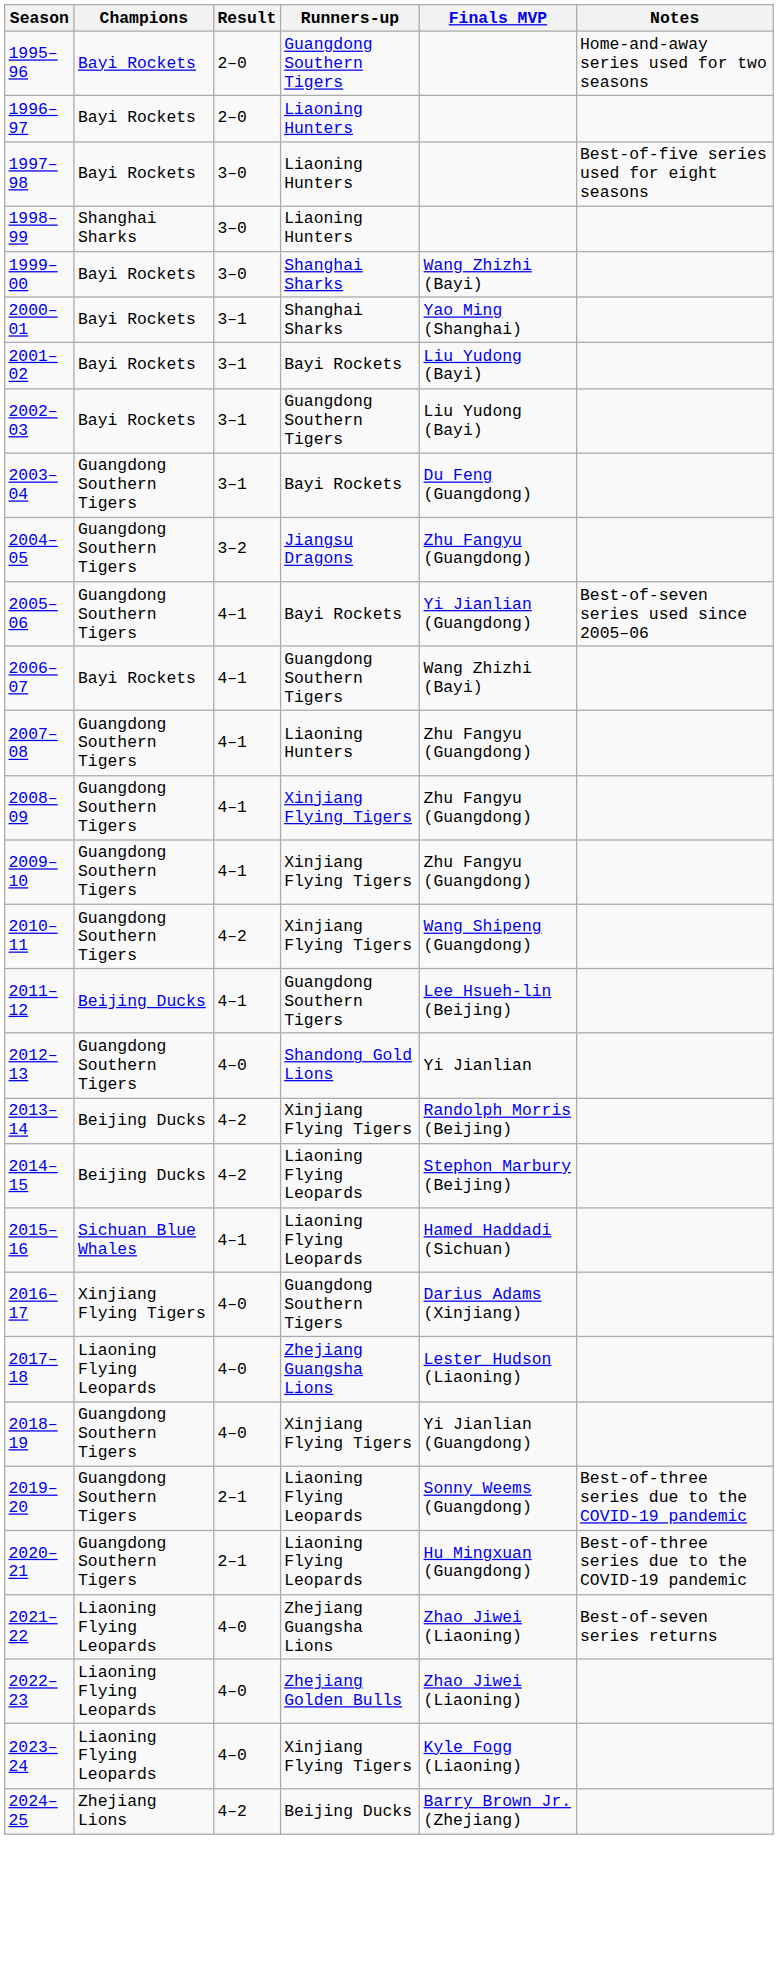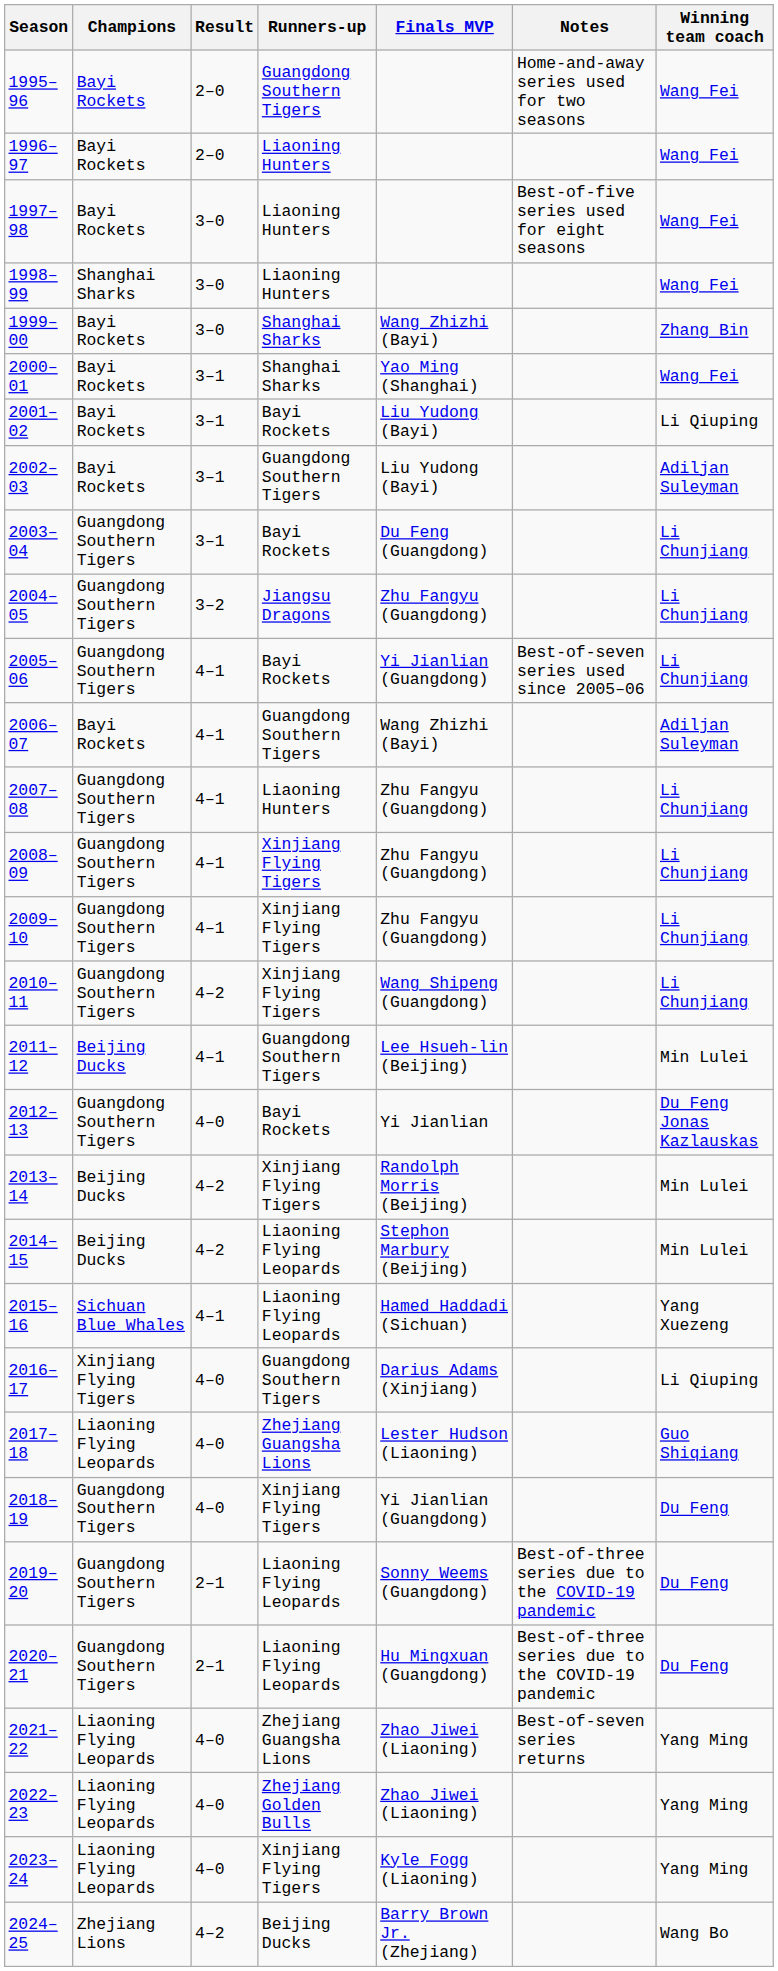+ column: (715, 27)
(348, 1066) Shandong Gold Lions -> (296, 1122) Bayi Rockets
